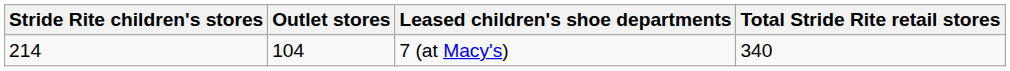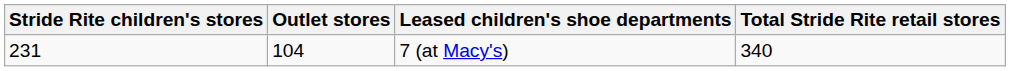(25, 50) 214 -> (25, 50) 231
